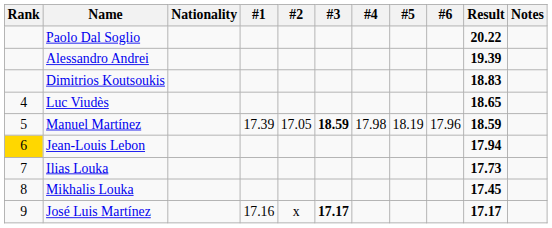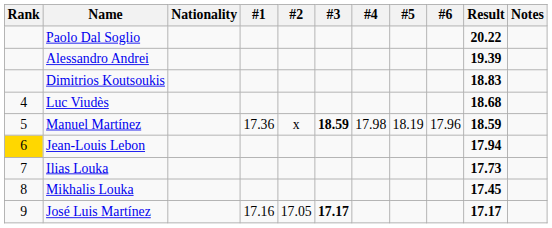(486, 102) 18.65 -> (486, 102) 18.68
(259, 124) 17.39 -> (259, 124) 17.36
(296, 124) 17.05 -> (296, 124) x
(296, 211) x -> (296, 211) 17.05
